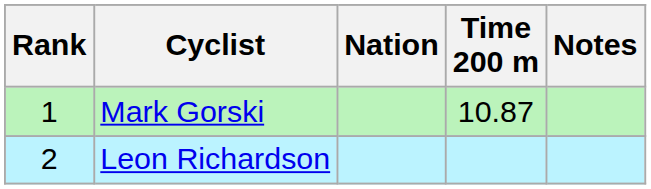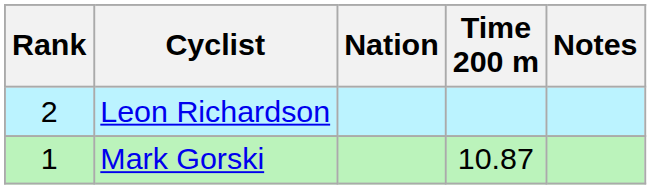rows swapped: (182, 111) <-> (215, 159)
